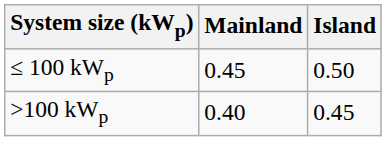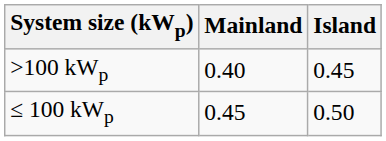rows swapped: (62, 69) <-> (59, 113)
